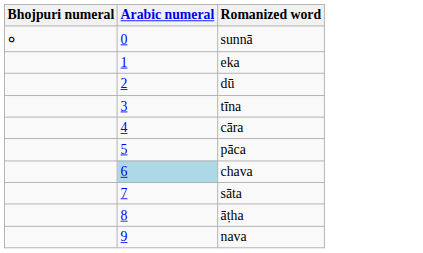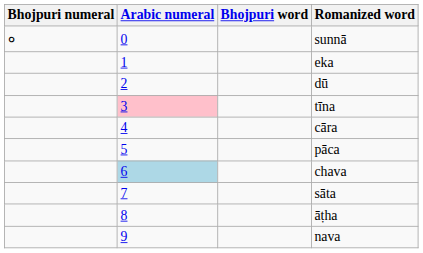+ column: (264, 15)
(124, 106) no background -> (124, 106) pink background
